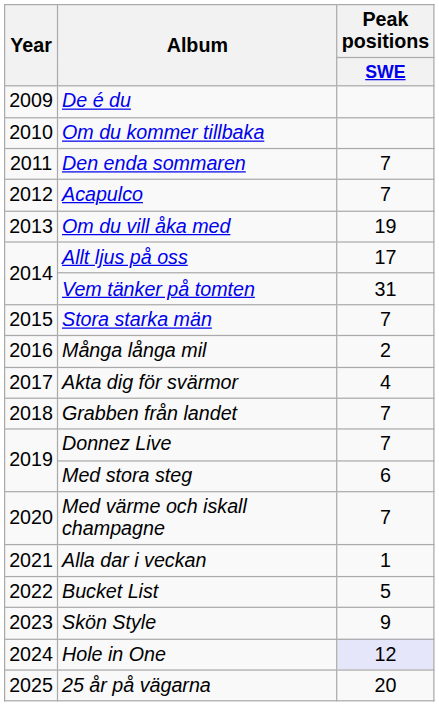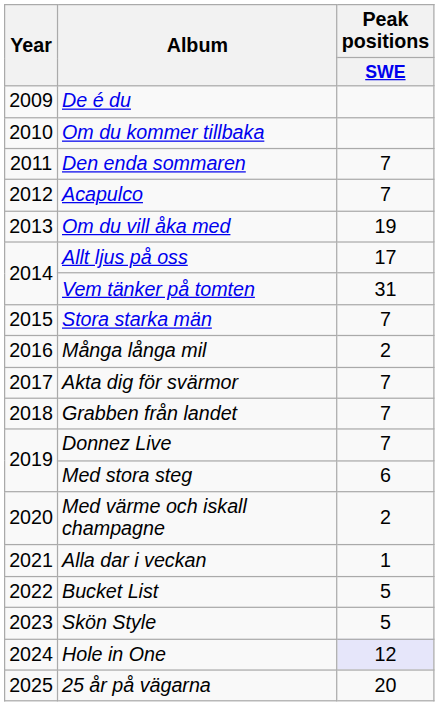(385, 382) 4 -> (385, 382) 7
(385, 518) 7 -> (385, 518) 2
(385, 622) 9 -> (385, 622) 5
